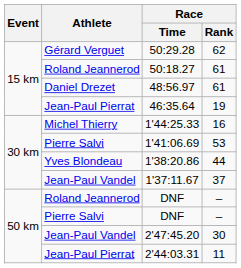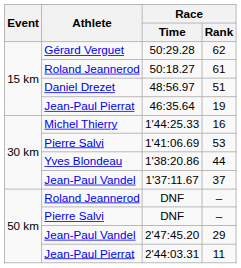(219, 88) 61 -> (219, 88) 51
(219, 235) 30 -> (219, 235) 29
